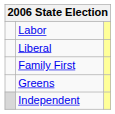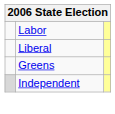- row: (47, 65)
